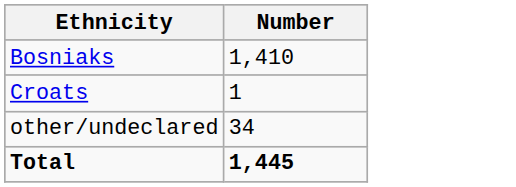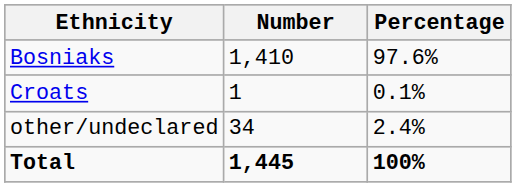+ column: (440, 23)
